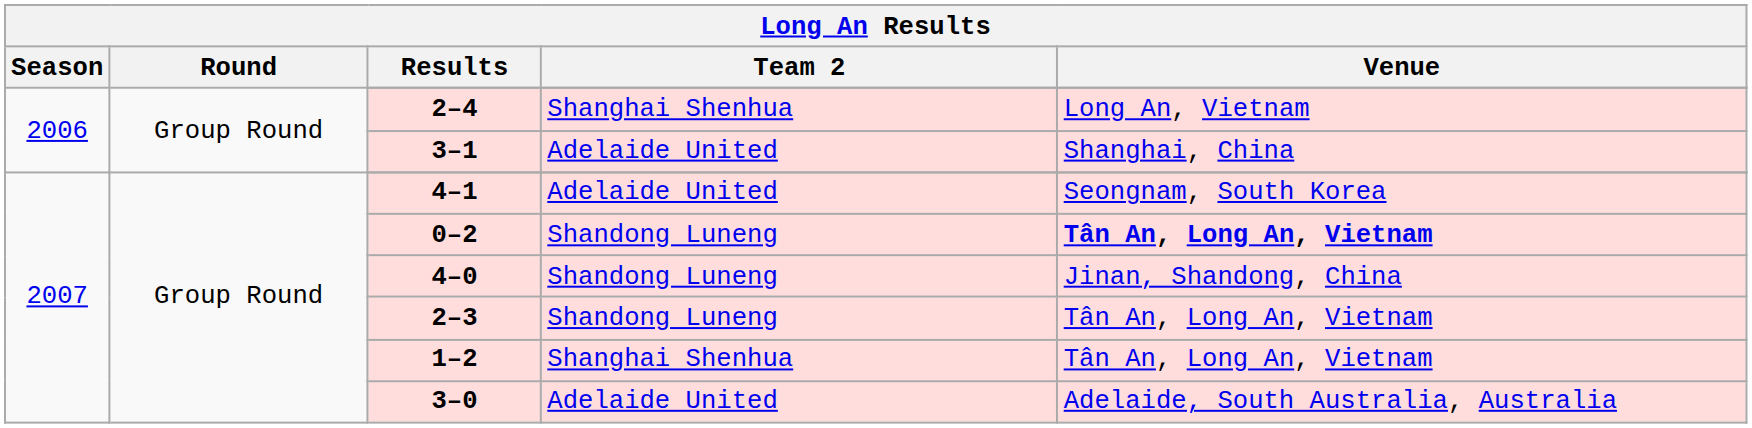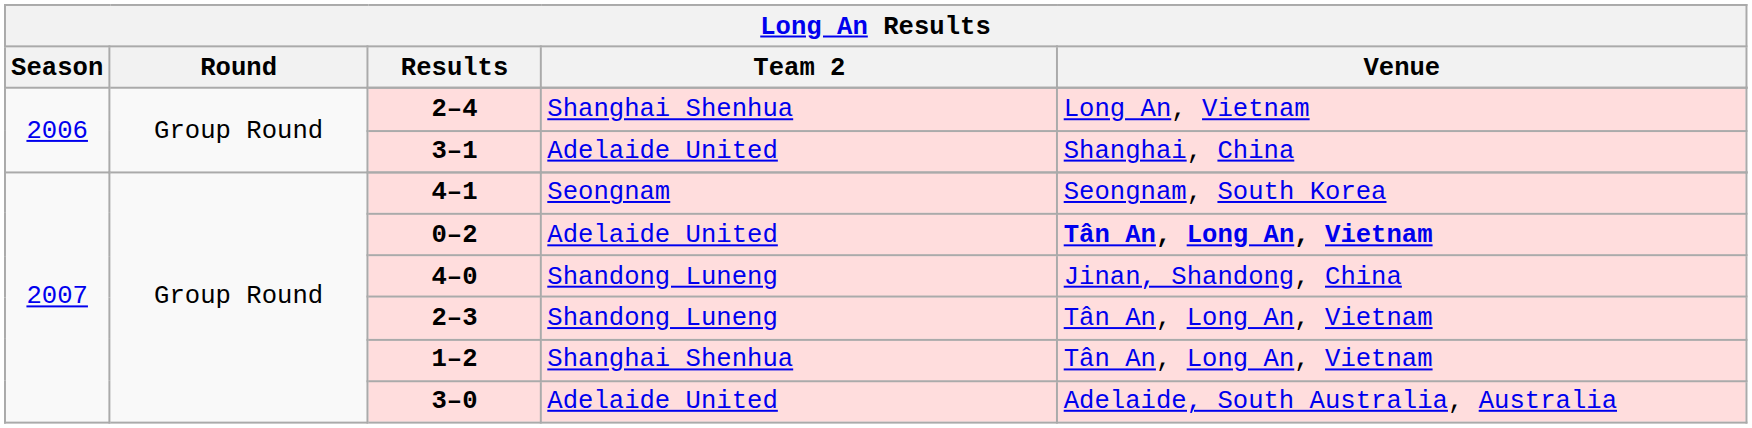(663, 193) Adelaide United -> (609, 193) Seongnam
(663, 235) Shandong Luneng -> (663, 235) Adelaide United
